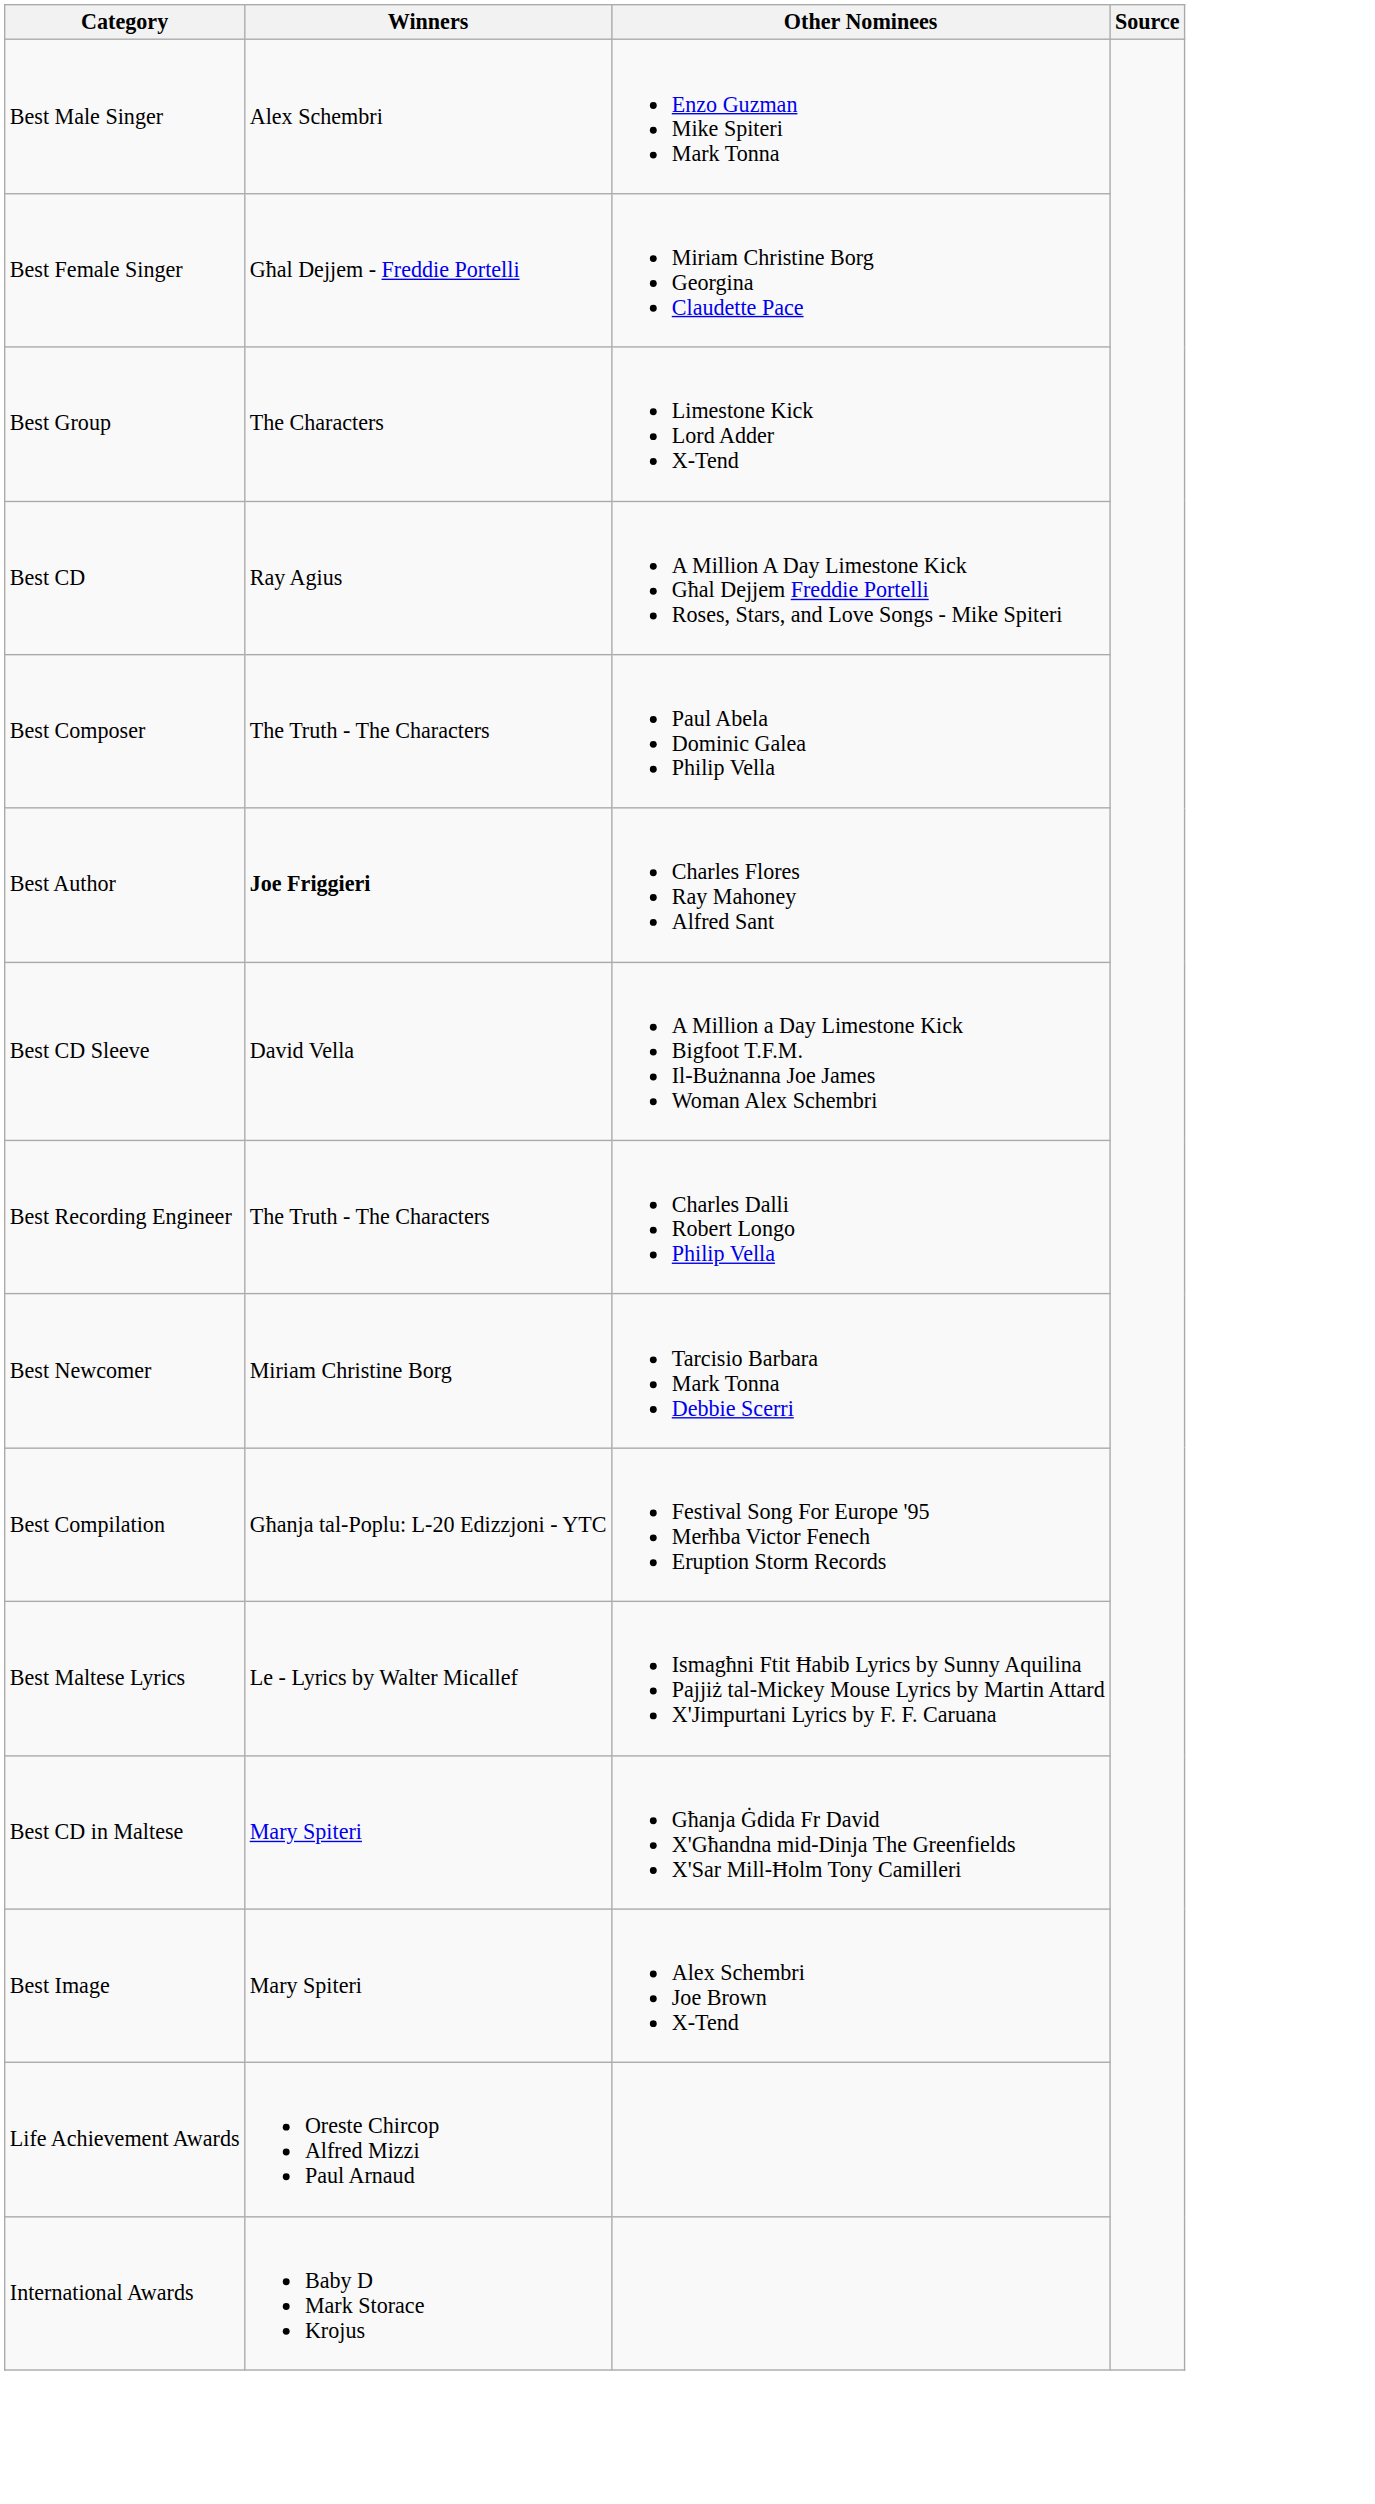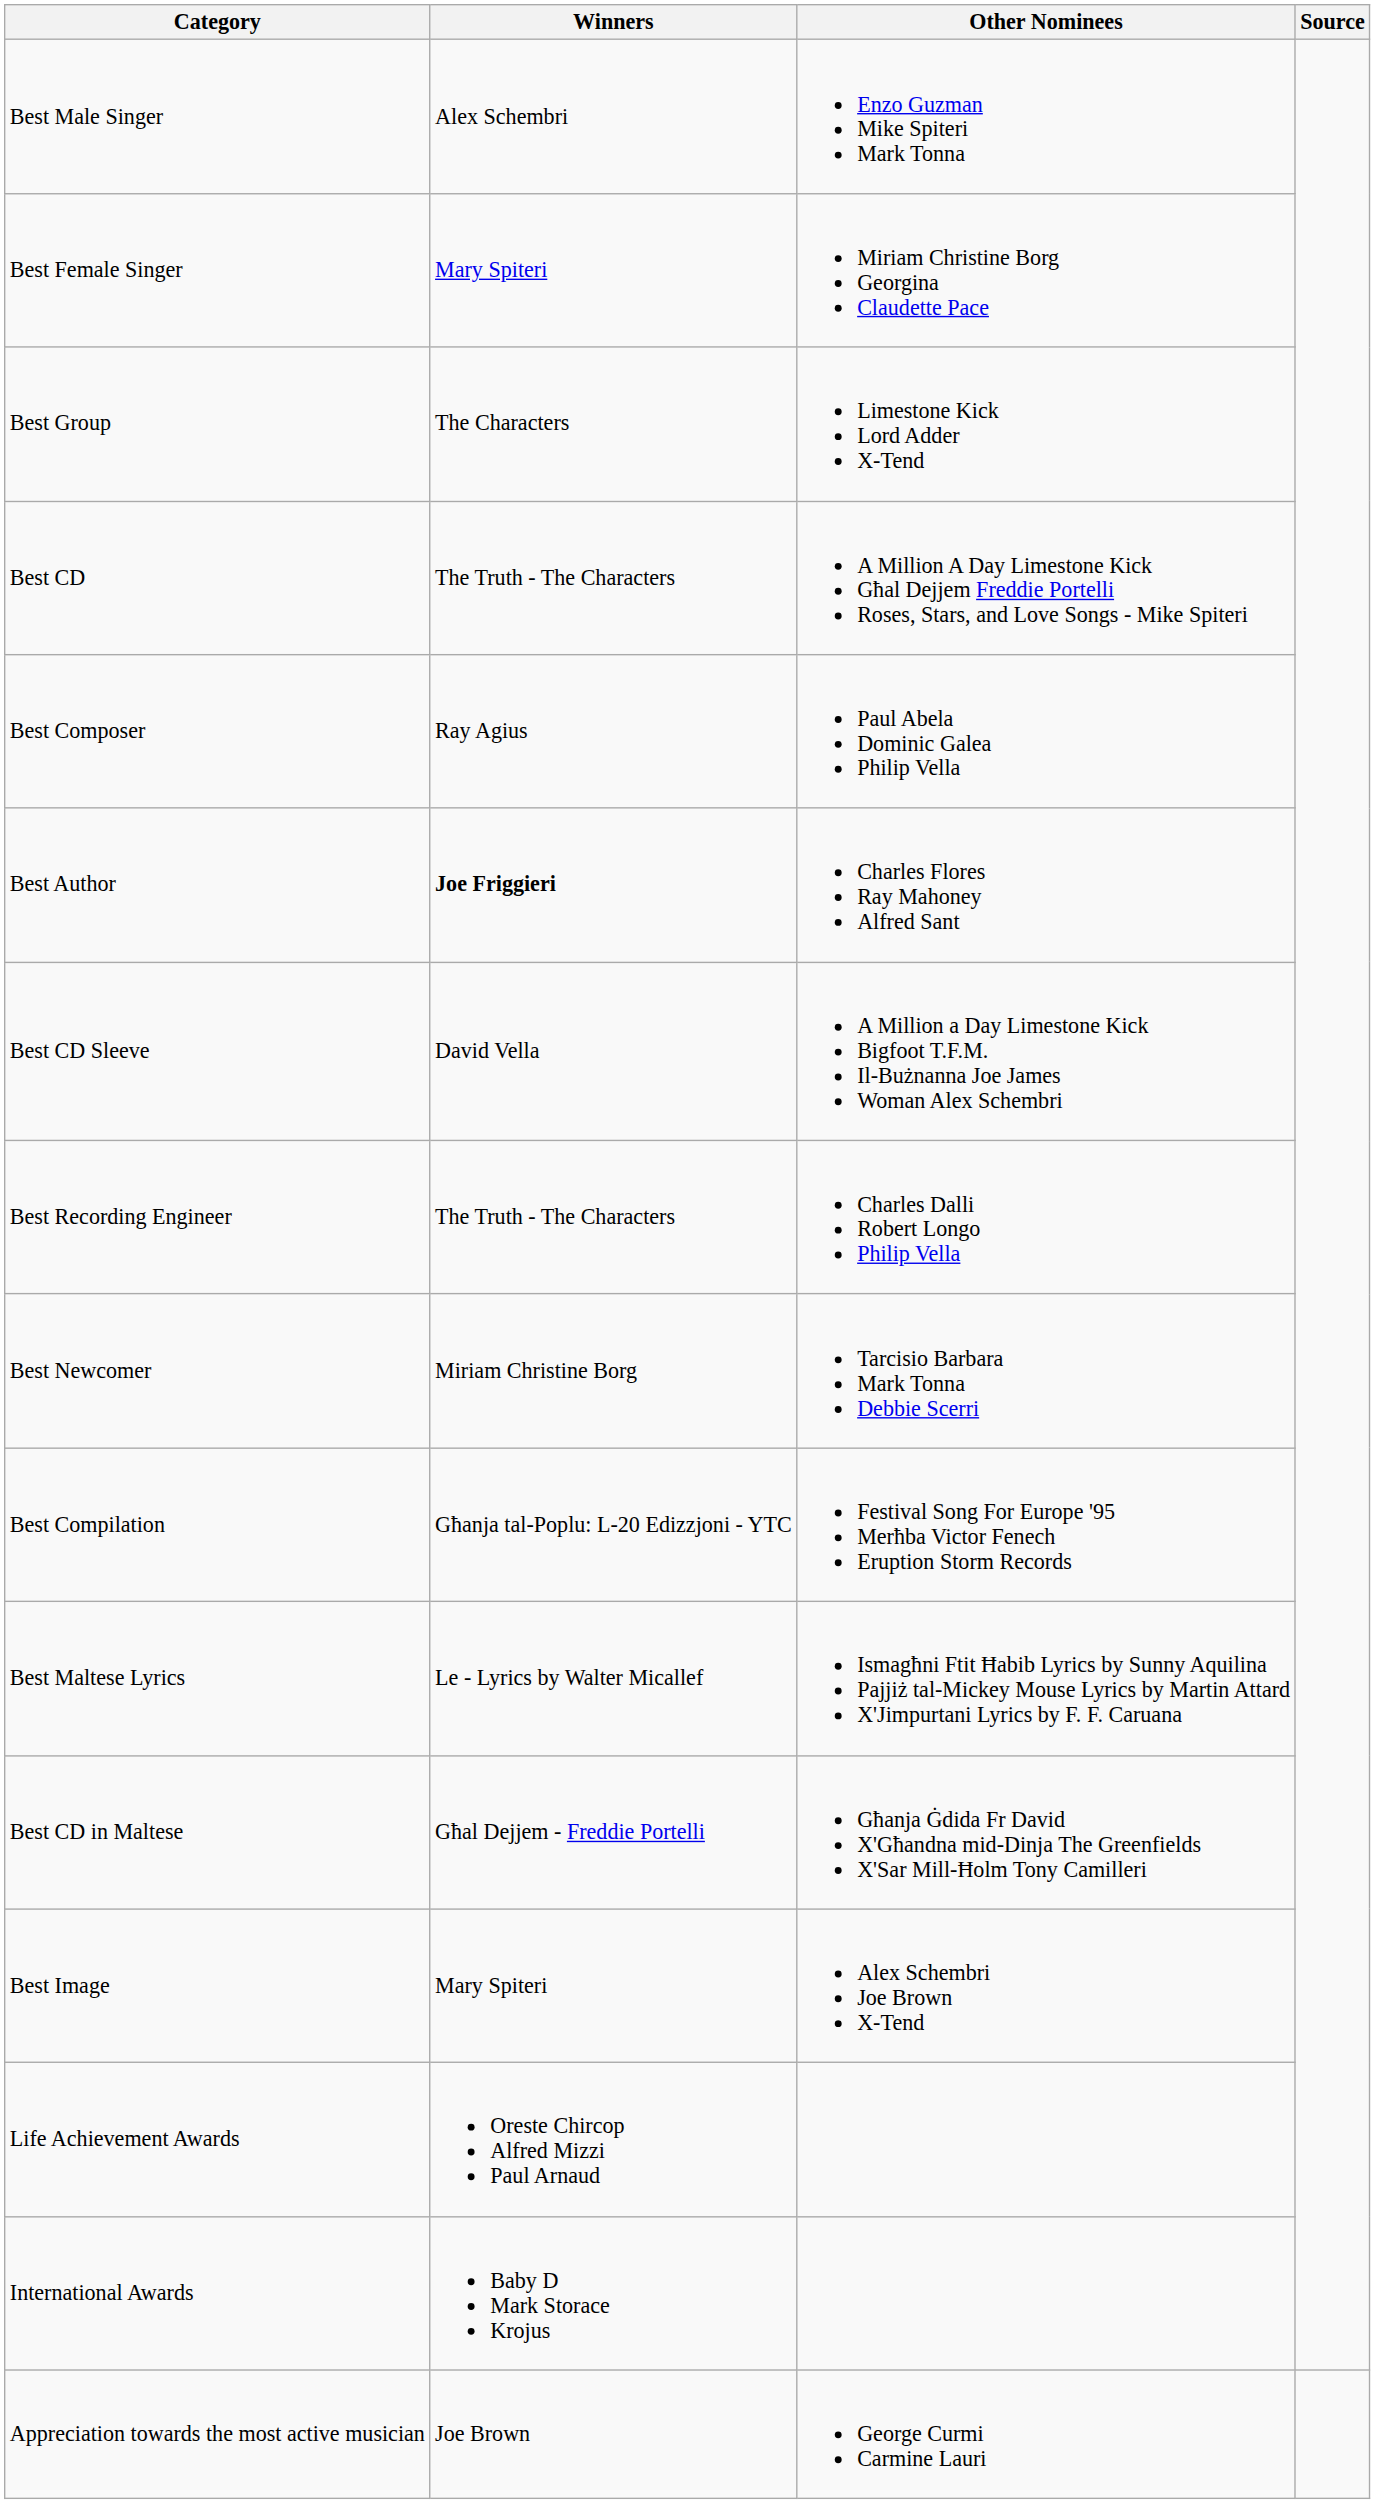(385, 270) Għal Dejjem - Freddie Portelli -> (491, 270) Mary Spiteri
(296, 577) Ray Agius -> (555, 577) The Truth - The Characters
(370, 731) The Truth - The Characters -> (481, 731) Ray Agius
(306, 1831) Mary Spiteri -> (570, 1831) Għal Dejjem - Freddie Portelli
+ row: (217, 2434)
